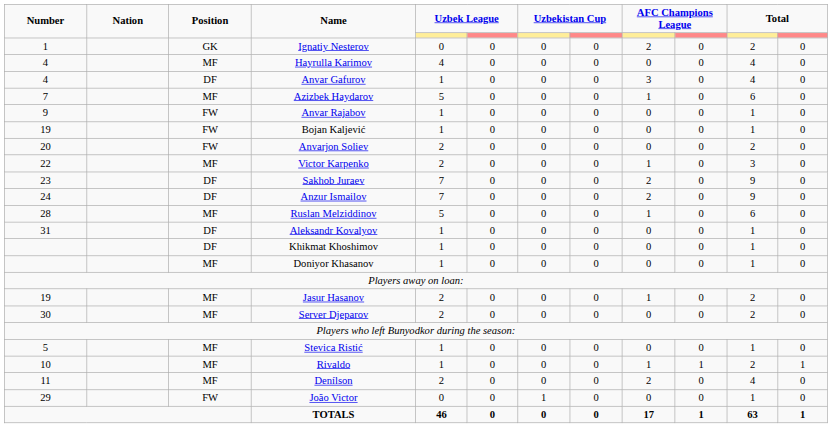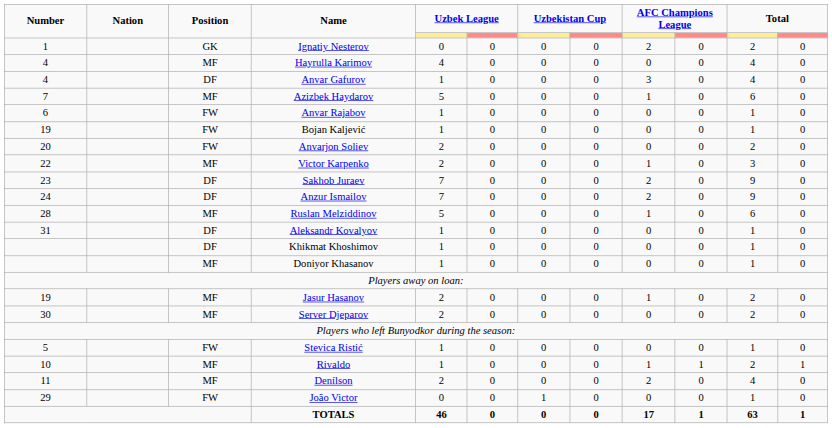(45, 113) 9 -> (45, 113) 6
(210, 347) MF -> (210, 347) FW
